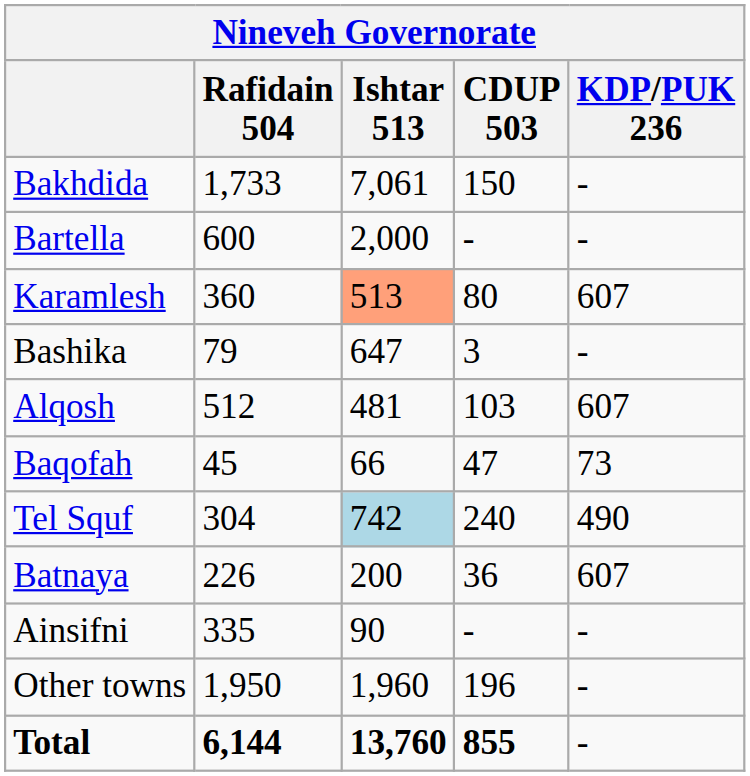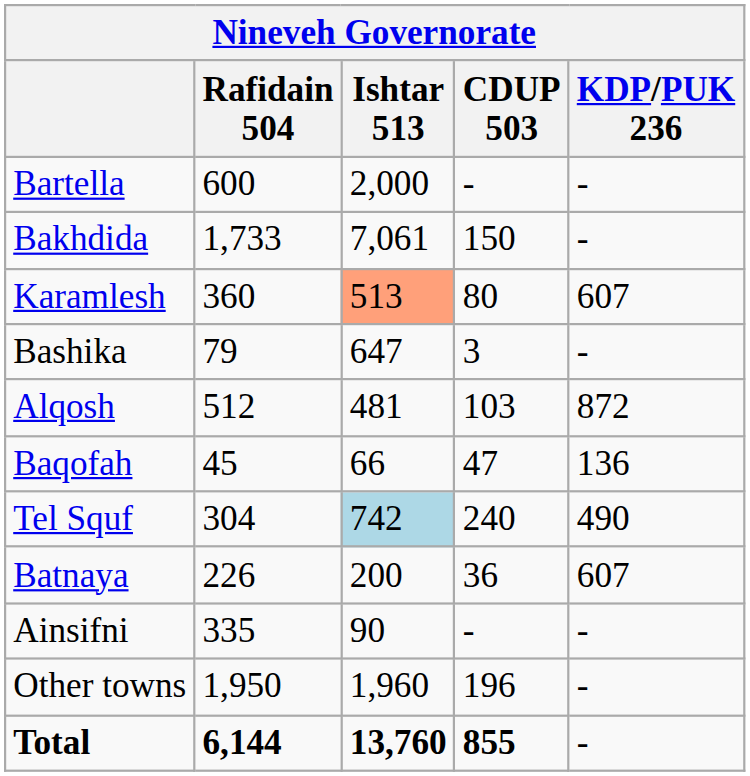rows swapped: (81, 183) <-> (69, 239)
(603, 406) 607 -> (603, 406) 872
(594, 462) 73 -> (603, 462) 136
